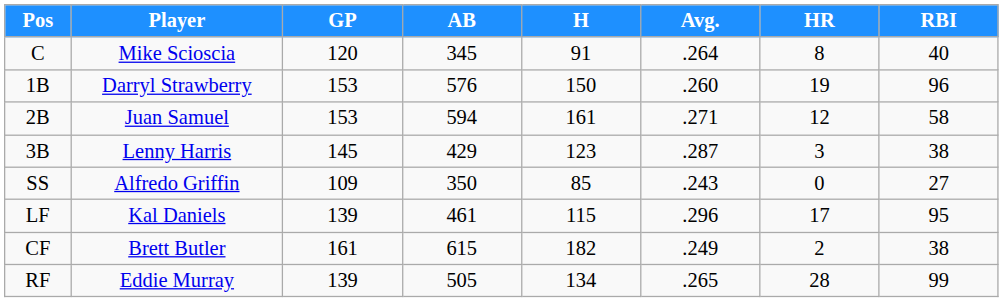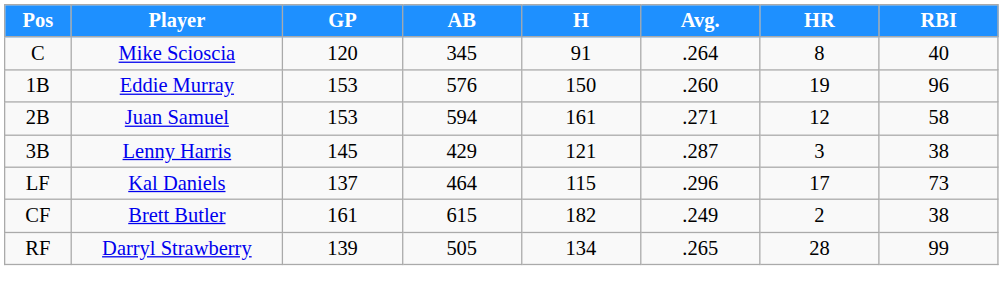(177, 85) Darryl Strawberry -> (177, 85) Eddie Murray
(581, 150) 123 -> (581, 150) 121
- row: (38, 183)
(342, 215) 139 -> (342, 183) 137
(462, 215) 461 -> (462, 183) 464
(939, 215) 95 -> (939, 183) 73
(177, 280) Eddie Murray -> (177, 248) Darryl Strawberry
